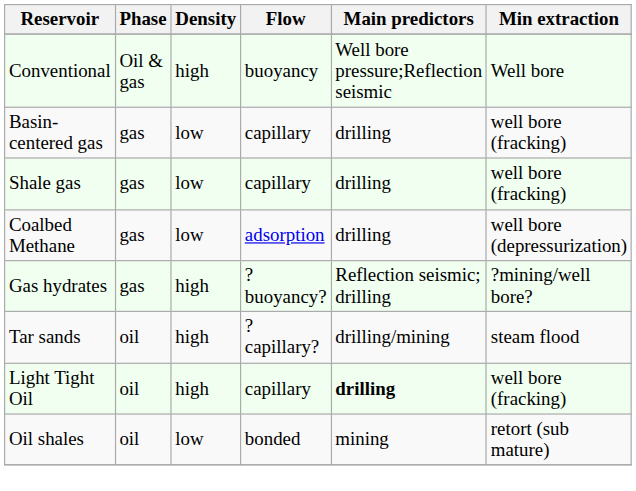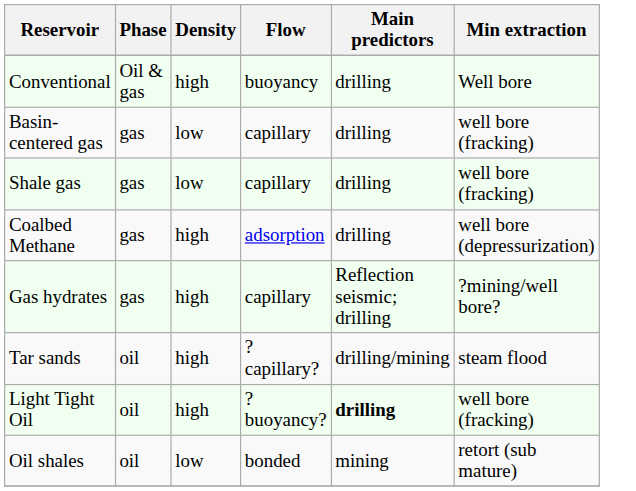(409, 70) Well bore pressure;Reflection seismic -> (363, 81) drilling
(189, 234) low -> (192, 234) high
(286, 286) ?buoyancy? -> (278, 296) capillary
(278, 388) capillary -> (286, 409) ?buoyancy?
